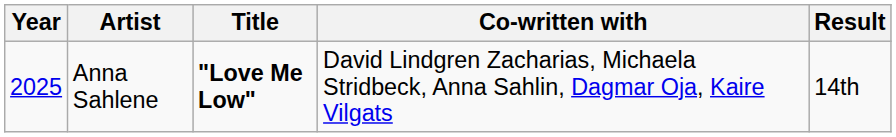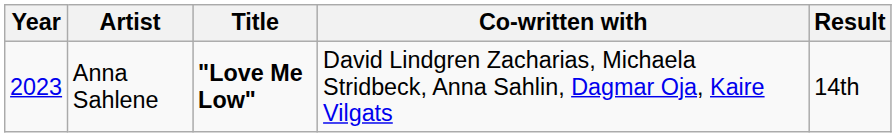(36, 86) 2025 -> (36, 86) 2023
